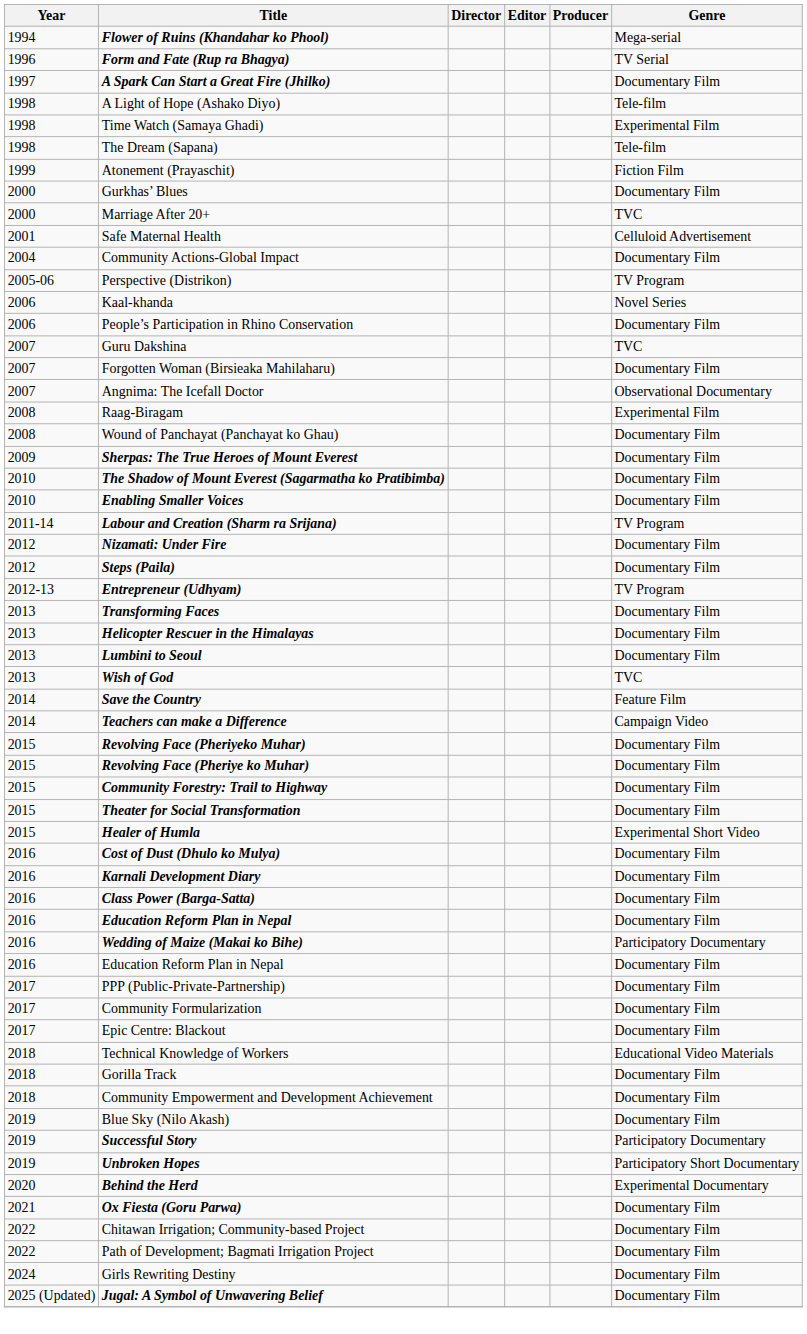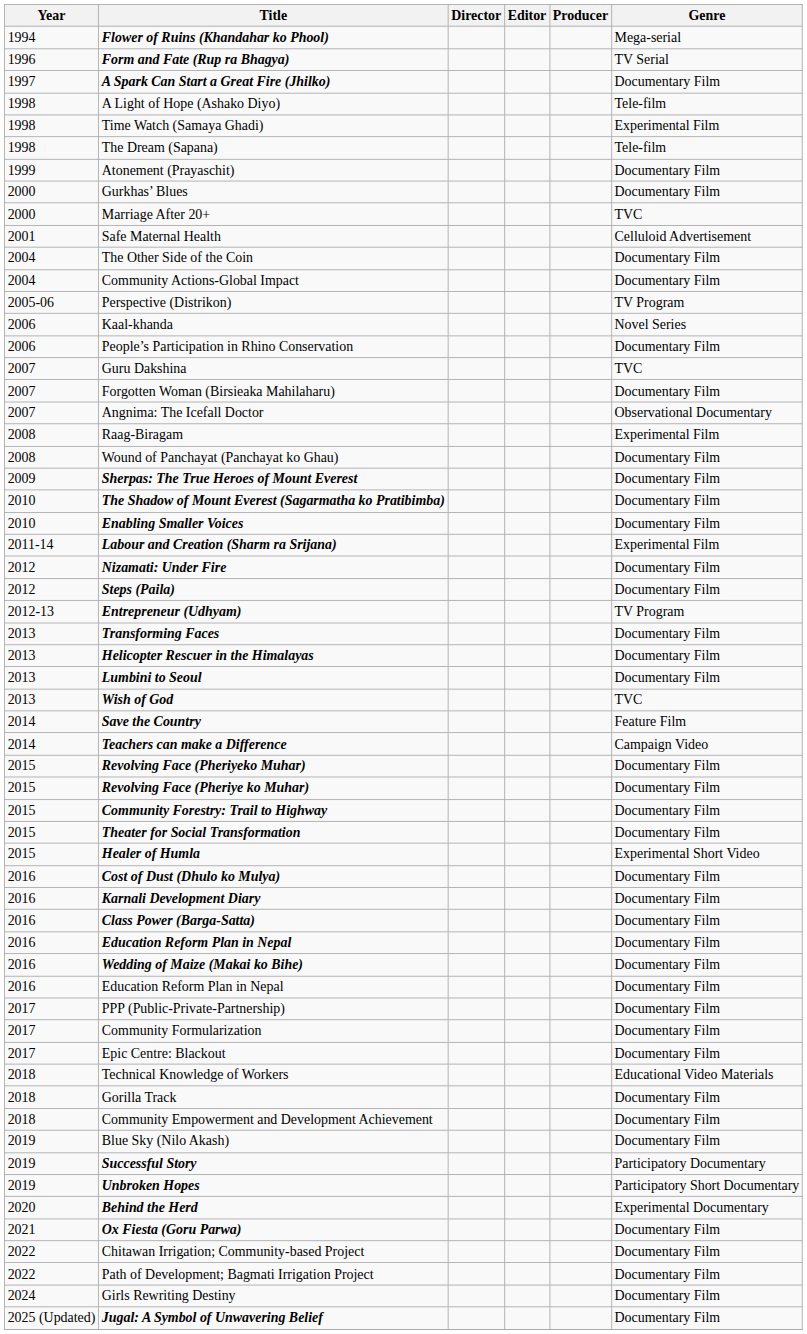(649, 170) Fiction Film -> (667, 170) Documentary Film
+ row: (22, 258)
(649, 523) TV Program -> (667, 545) Experimental Film
(690, 942) Participatory Documentary -> (667, 964) Documentary Film
